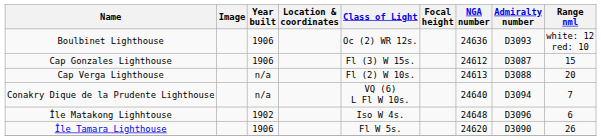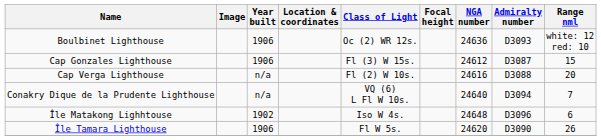(474, 75) 24613 -> (474, 75) 24616
